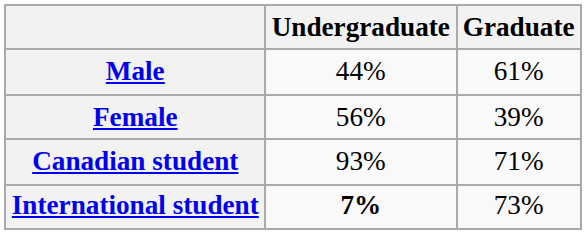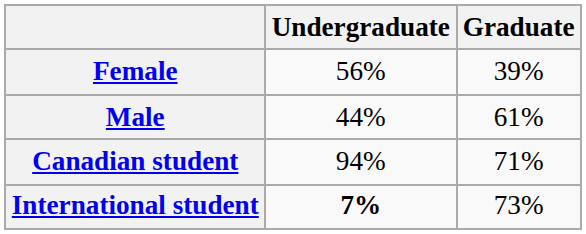rows swapped: (135, 71) <-> (135, 116)
(361, 161) 93% -> (361, 161) 94%
